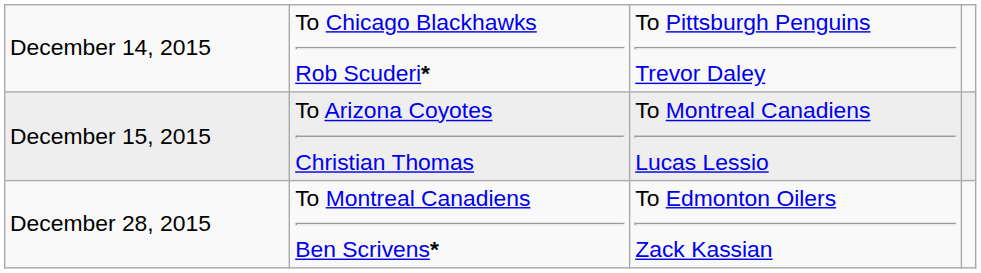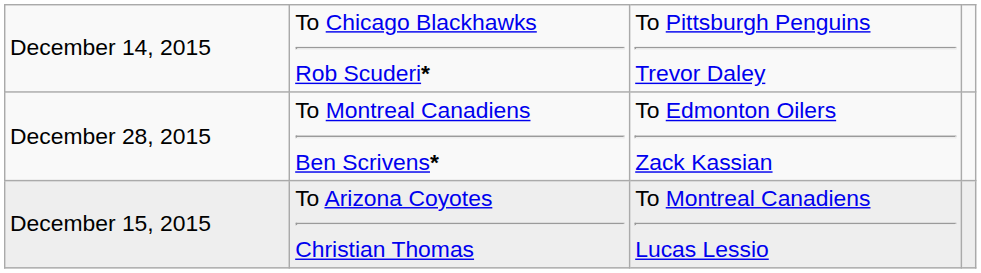rows swapped: (110, 136) <-> (110, 223)
